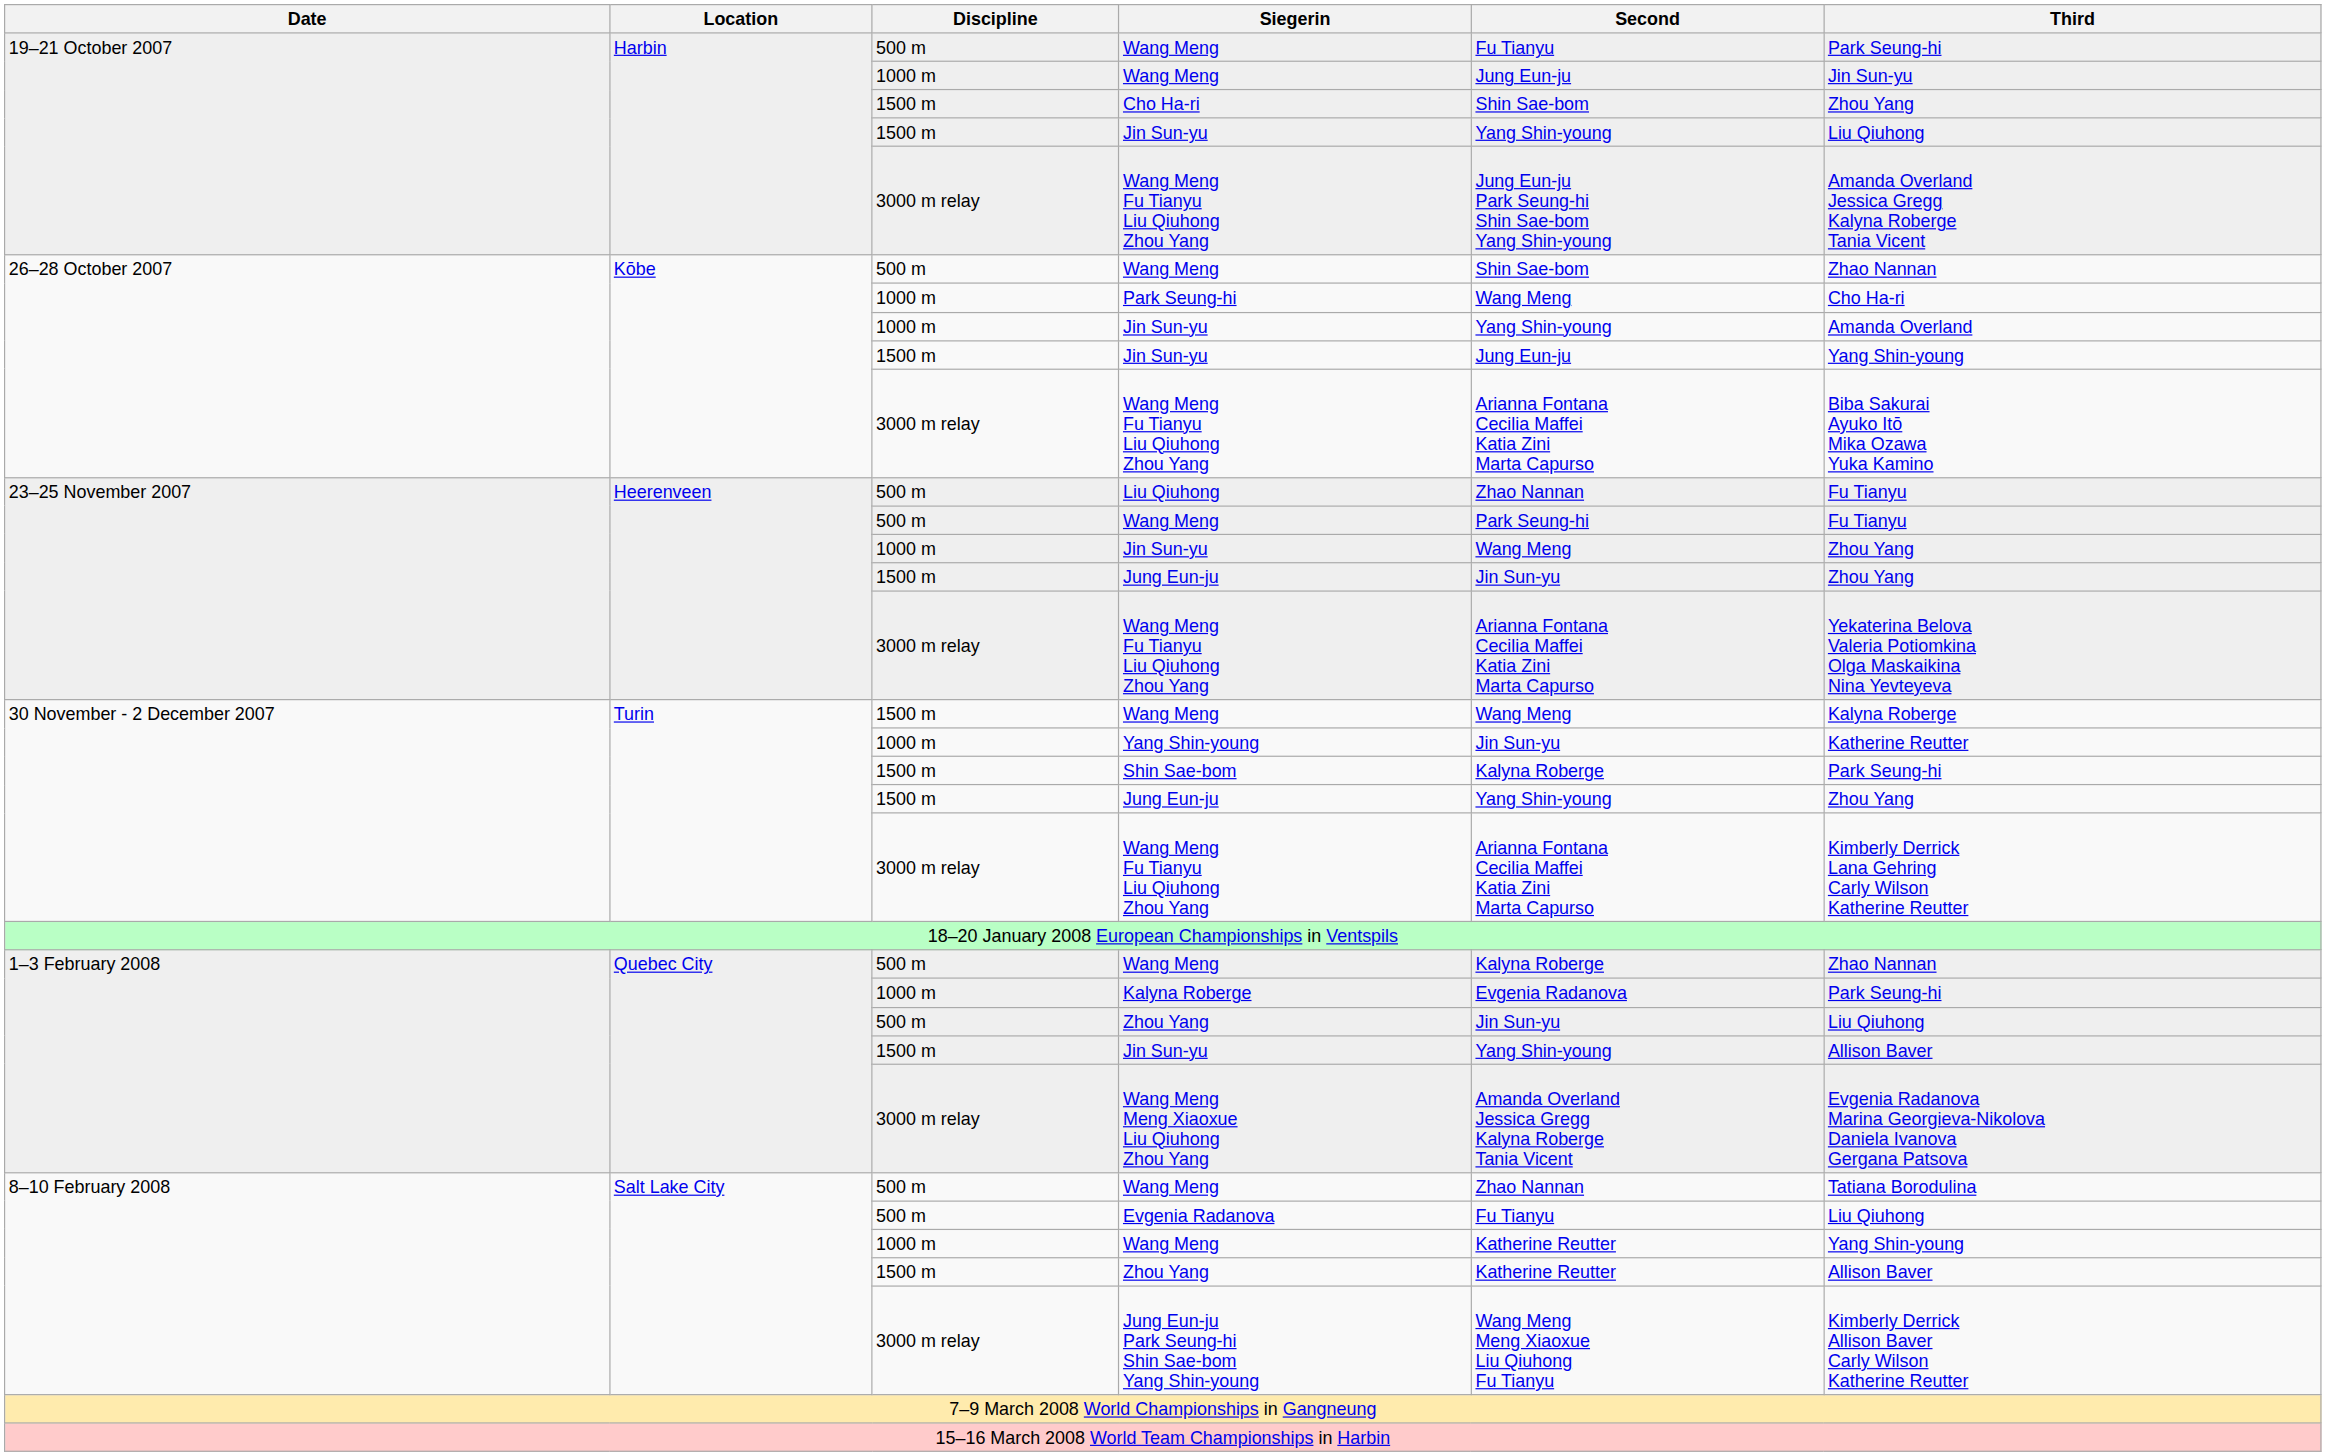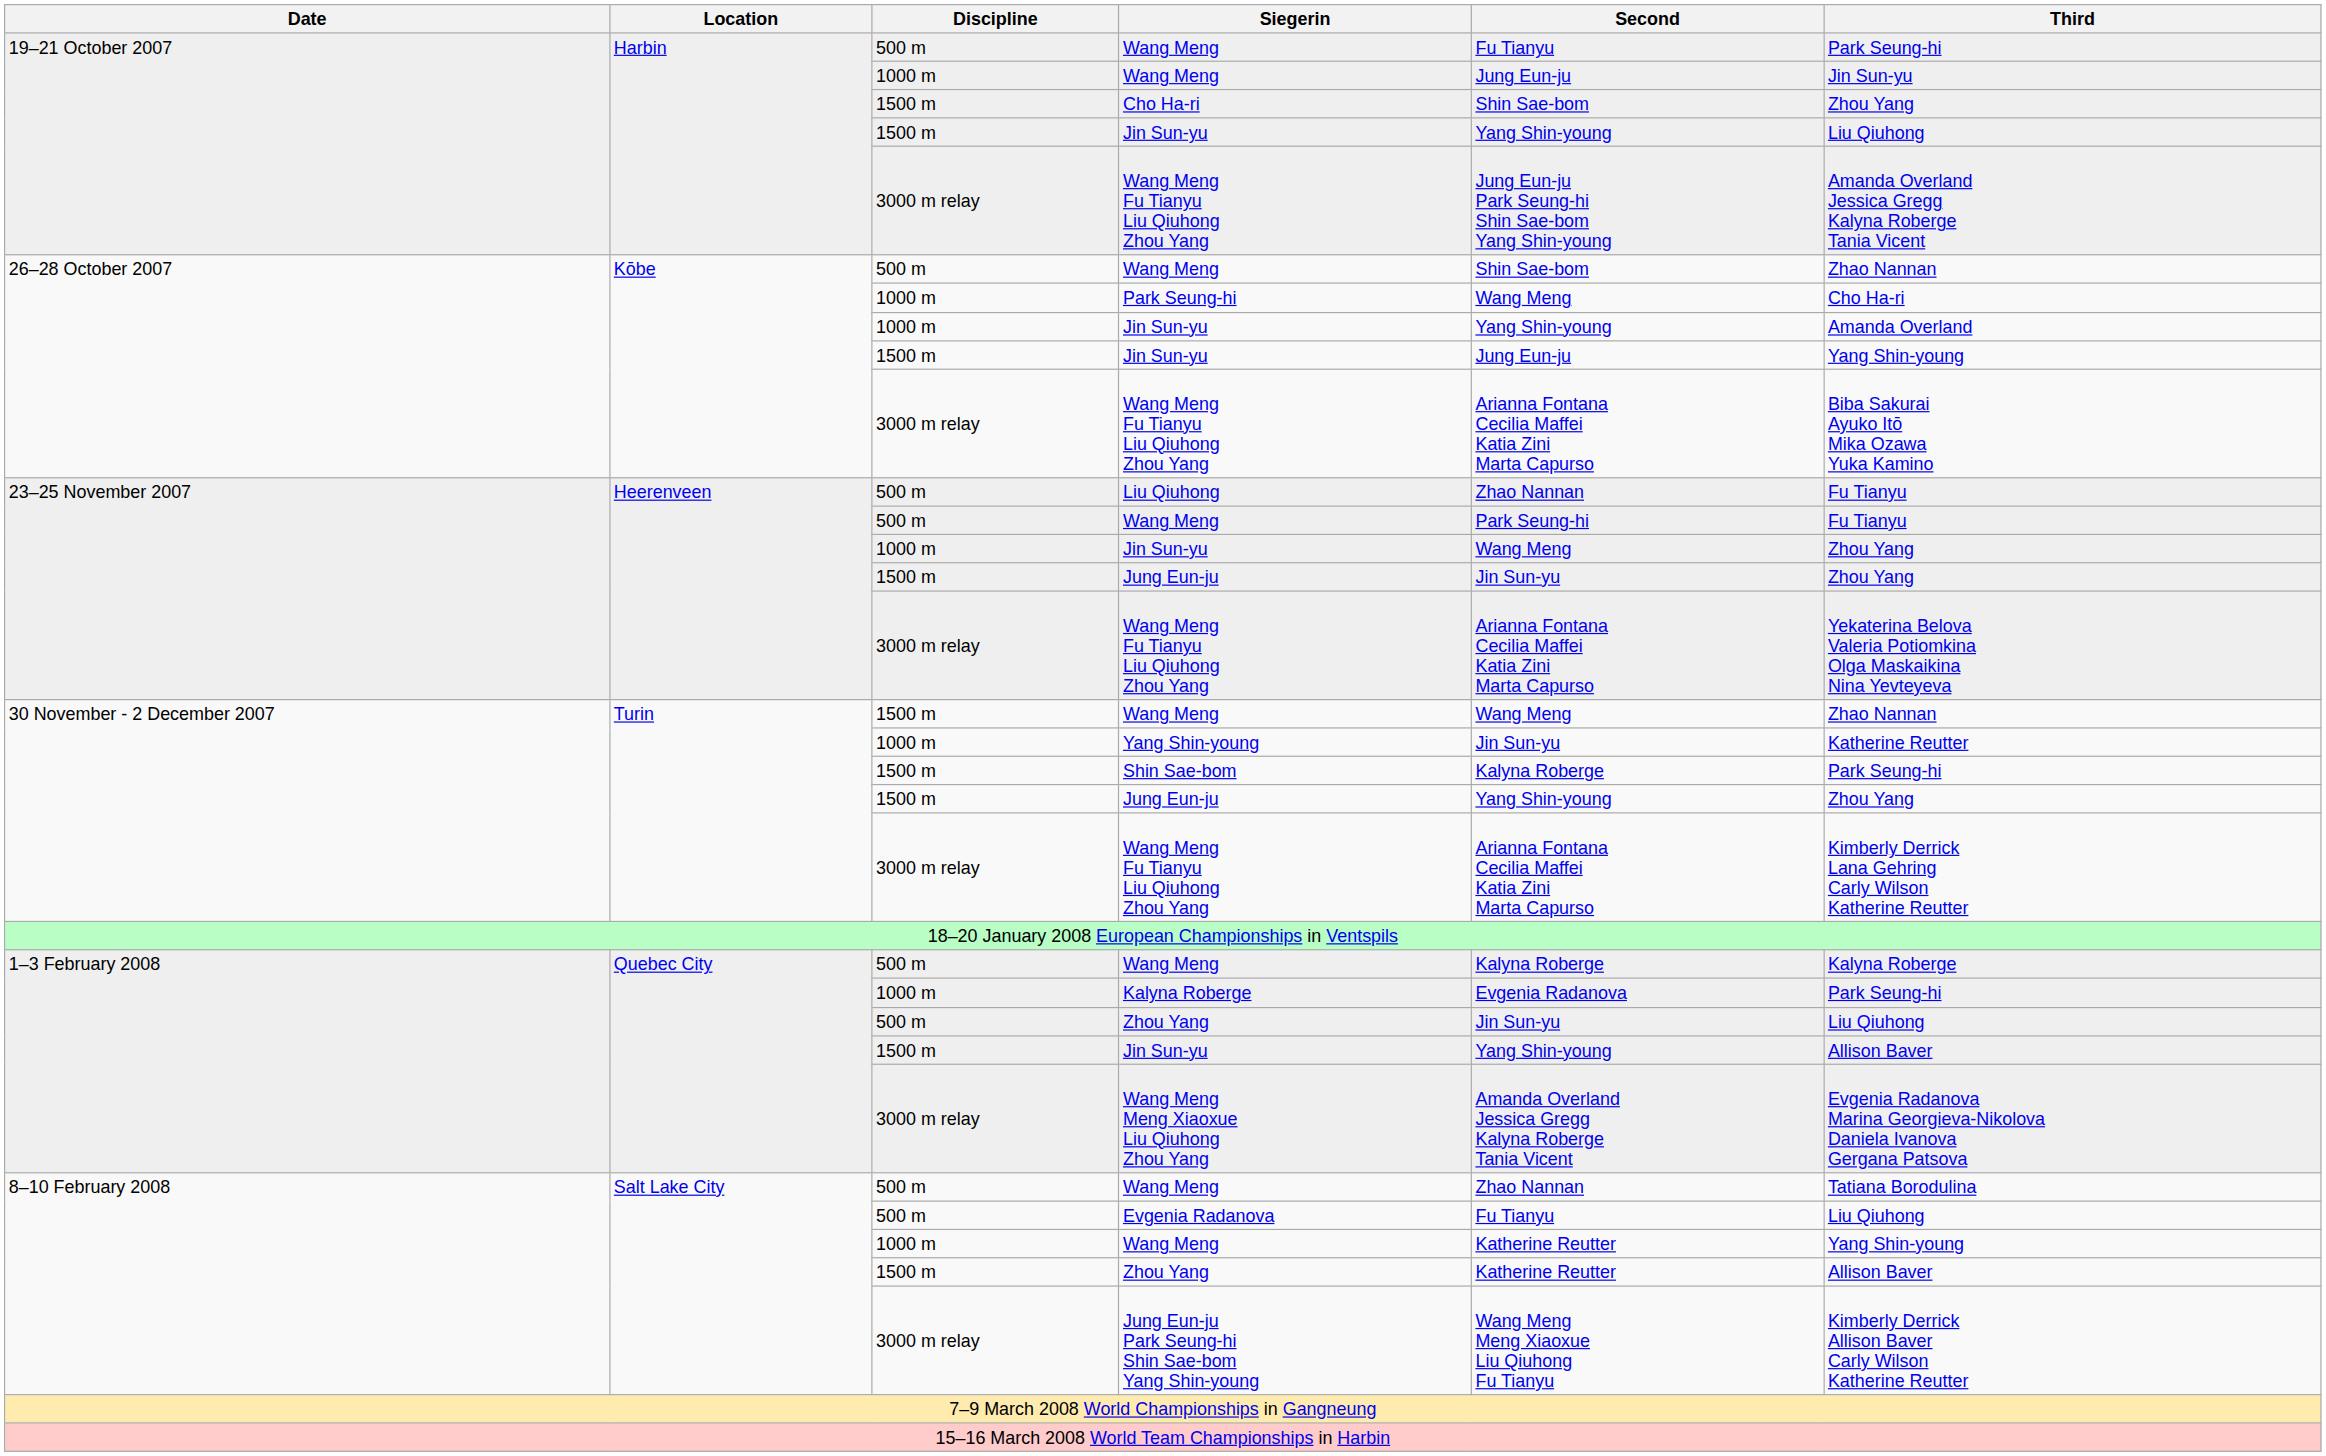(1892, 714) Kalyna Roberge -> (1882, 714) Zhao Nannan
(1882, 964) Zhao Nannan -> (1892, 964) Kalyna Roberge
